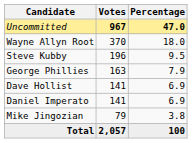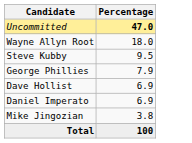- column: (112, 12)
